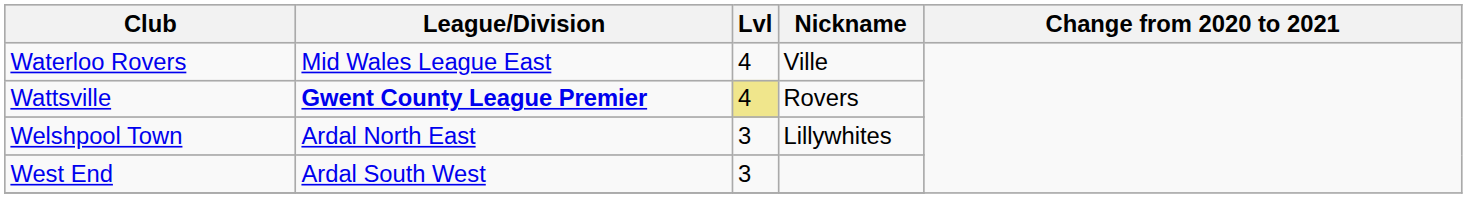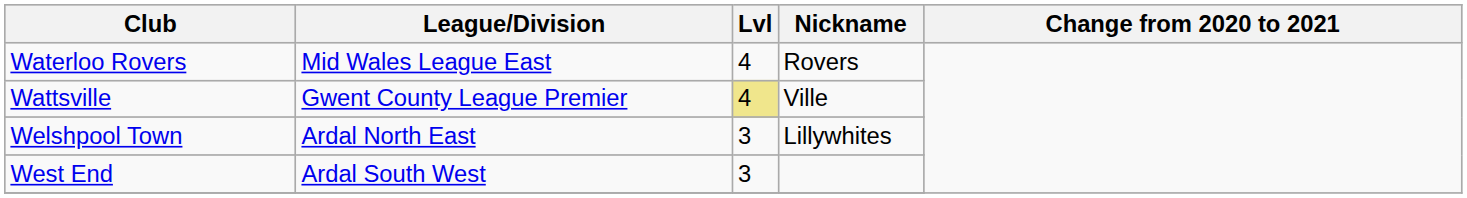(806, 62) Ville -> (821, 62) Rovers
(474, 99) bold -> (464, 99) normal
(821, 99) Rovers -> (806, 99) Ville
